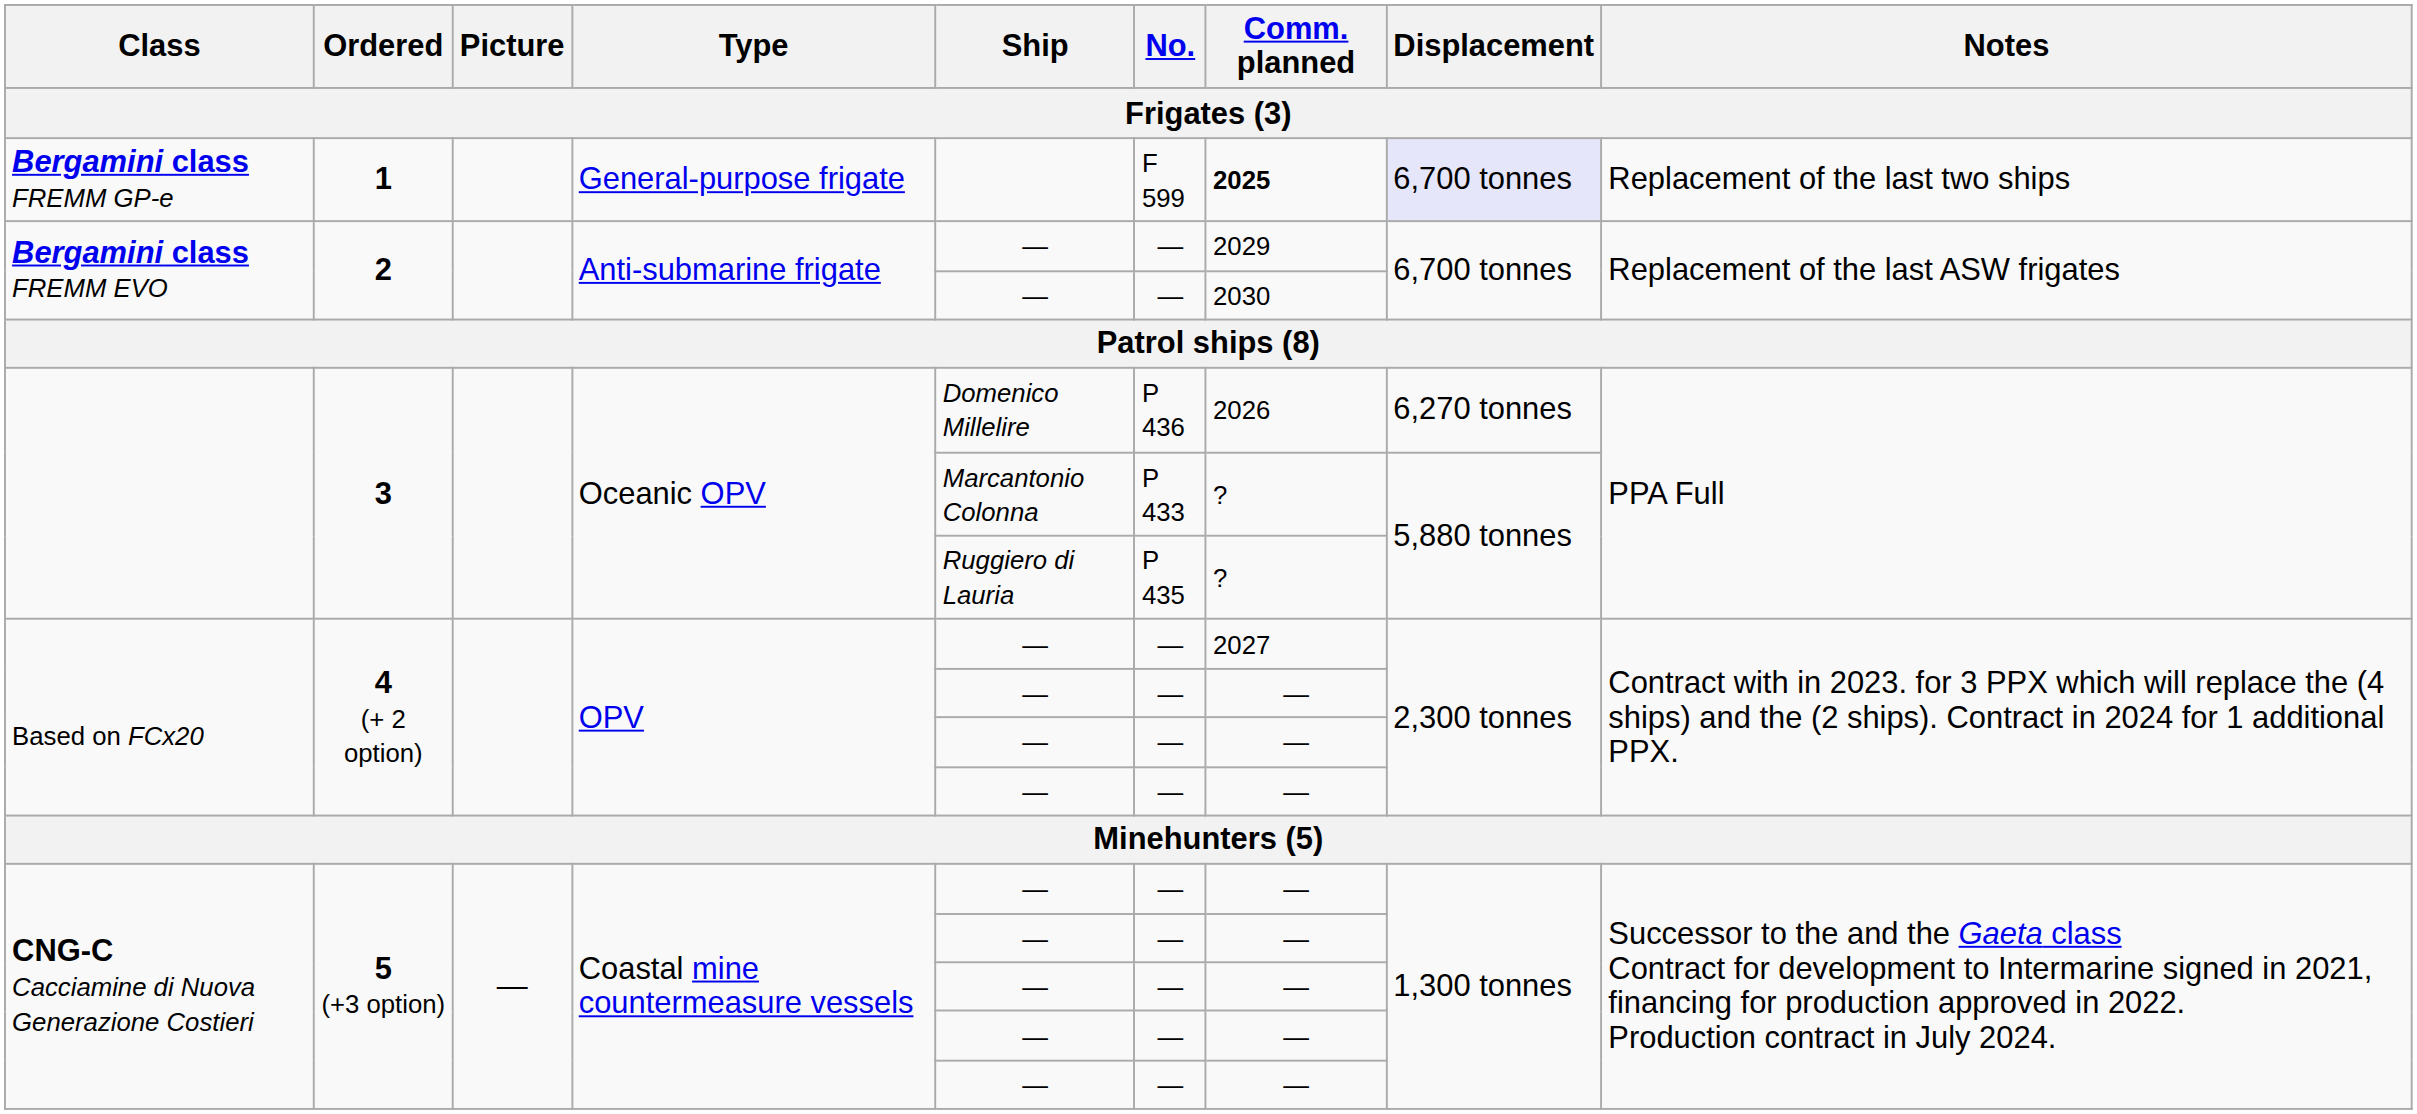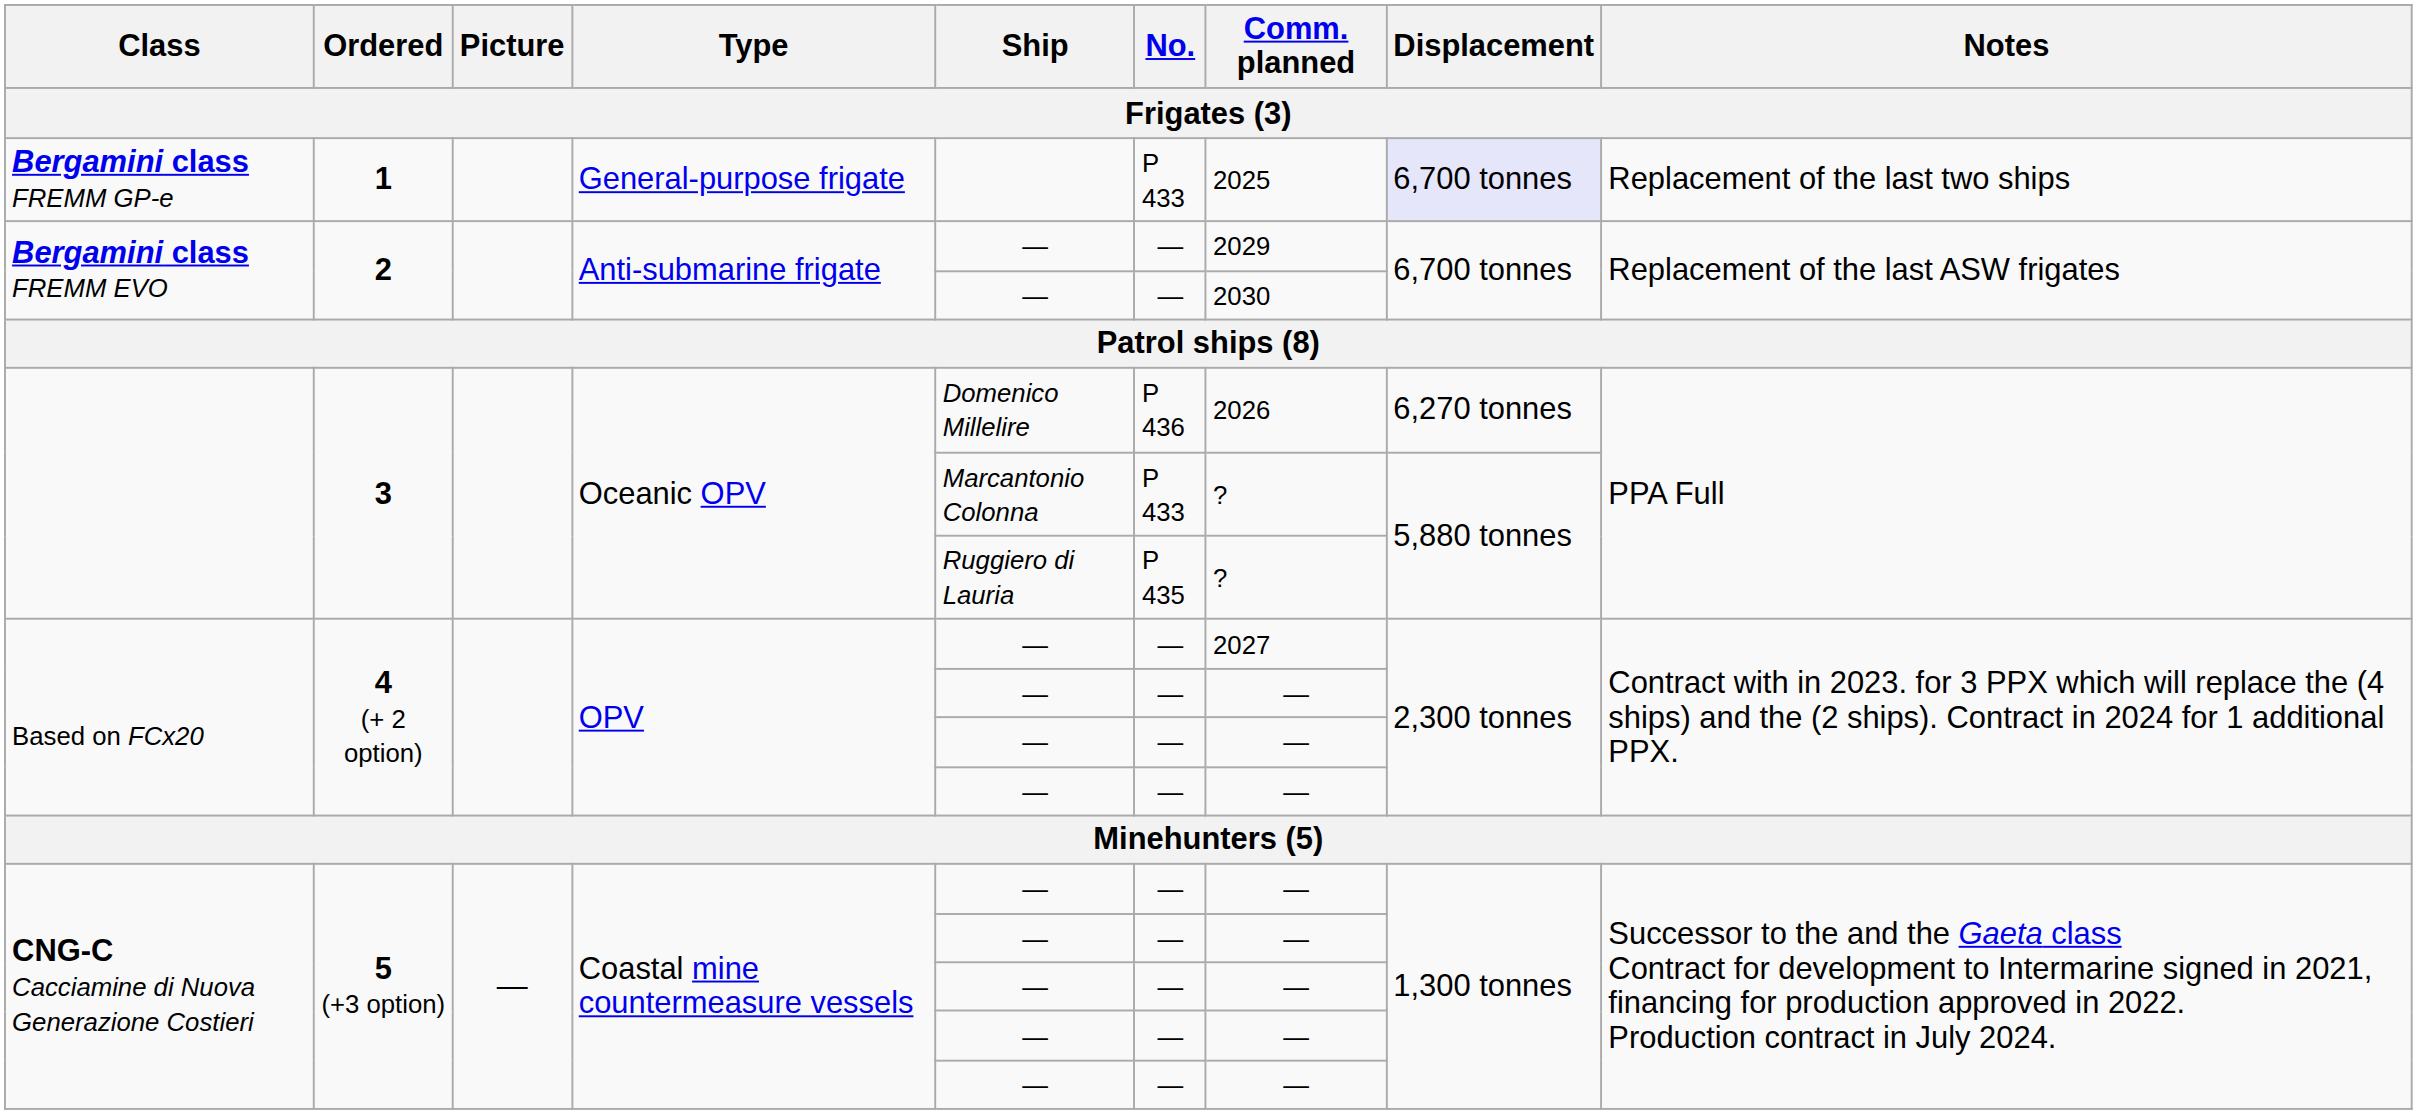(1163, 180) F 599 -> (1163, 180) P 433
(1242, 179) bold -> (1242, 180) normal
